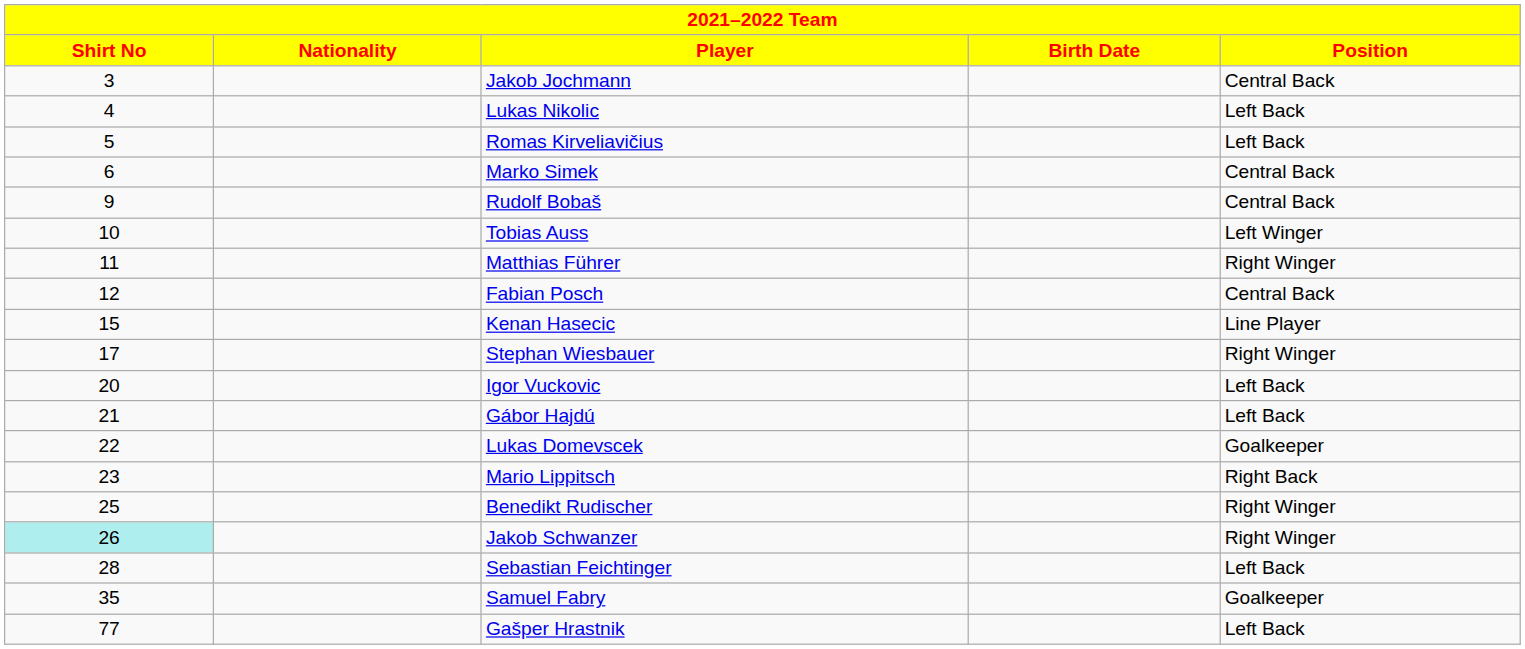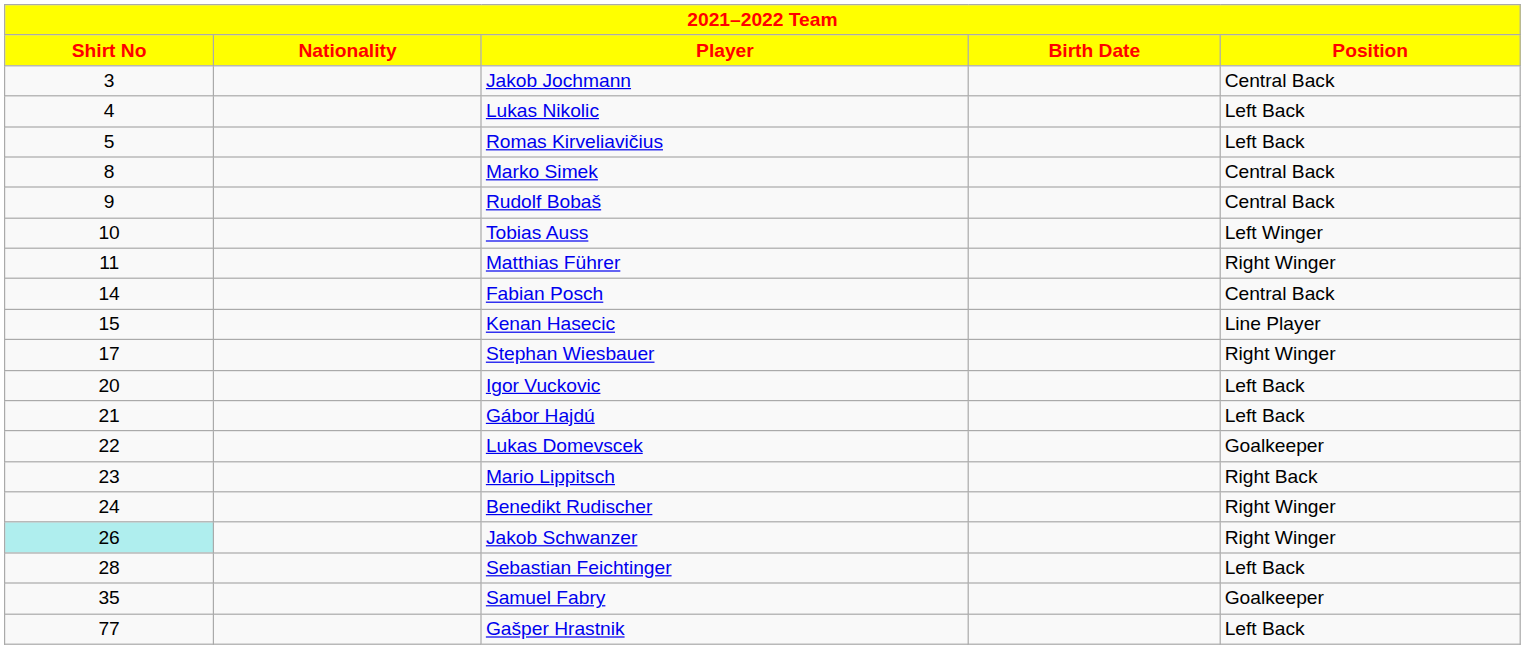(109, 171) 6 -> (109, 171) 8
(109, 293) 12 -> (109, 293) 14
(109, 506) 25 -> (109, 506) 24
